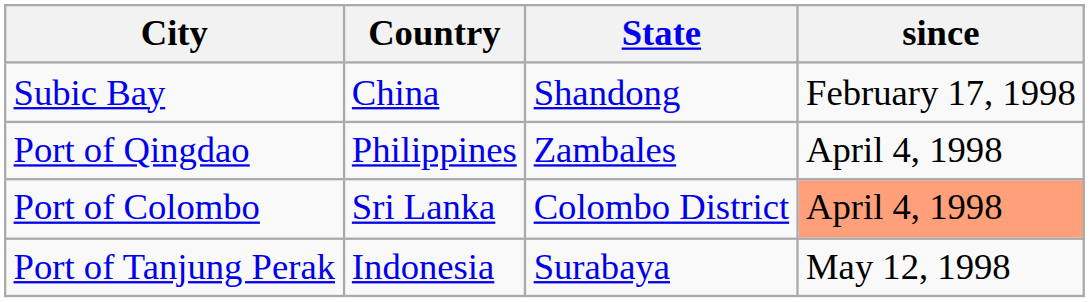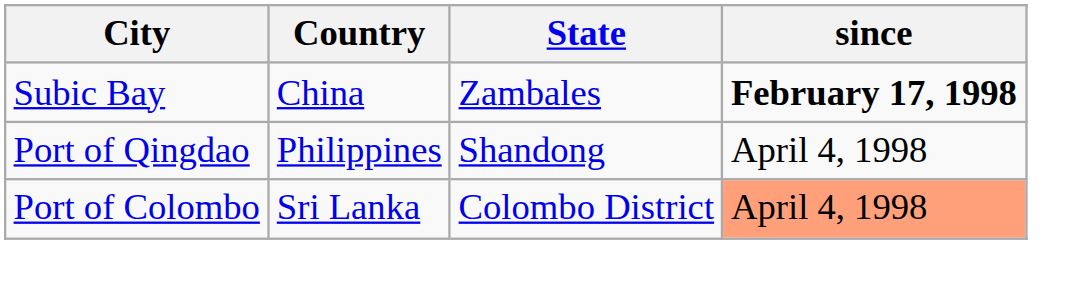(607, 91) Shandong -> (530, 91) Zambales
(941, 91) normal -> (874, 91) bold
(605, 149) Zambales -> (532, 149) Shandong
- row: (174, 265)
